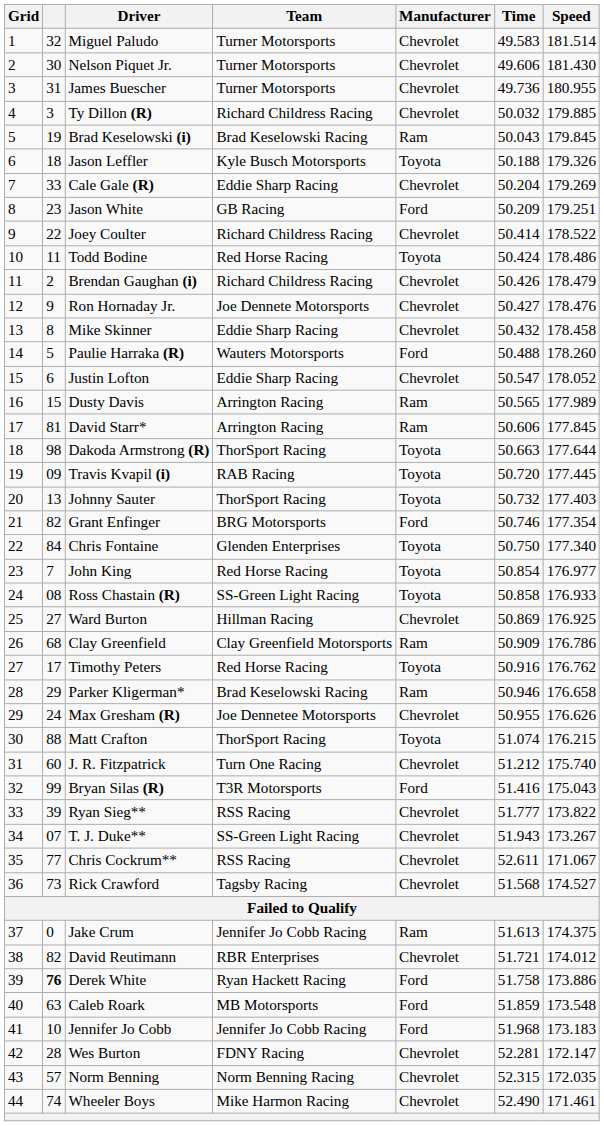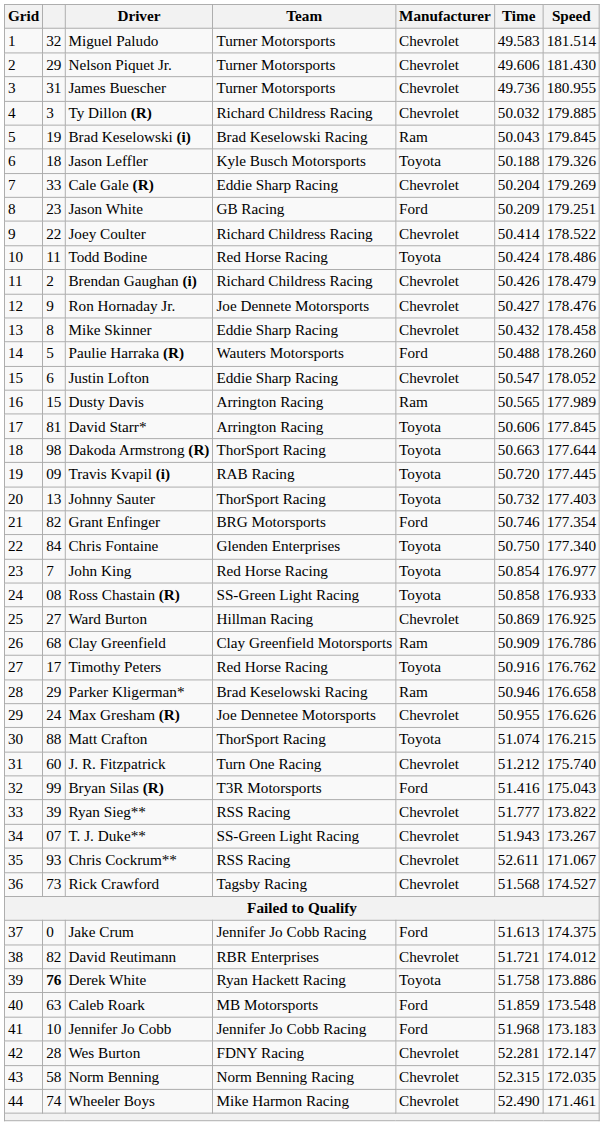(54, 64) 30 -> (54, 64) 29
(413, 426) Ram -> (420, 426) Toyota
(54, 860) 77 -> (54, 860) 93
(413, 932) Ram -> (413, 932) Ford
(413, 980) Ford -> (420, 980) Toyota
(54, 1077) 57 -> (54, 1077) 58
